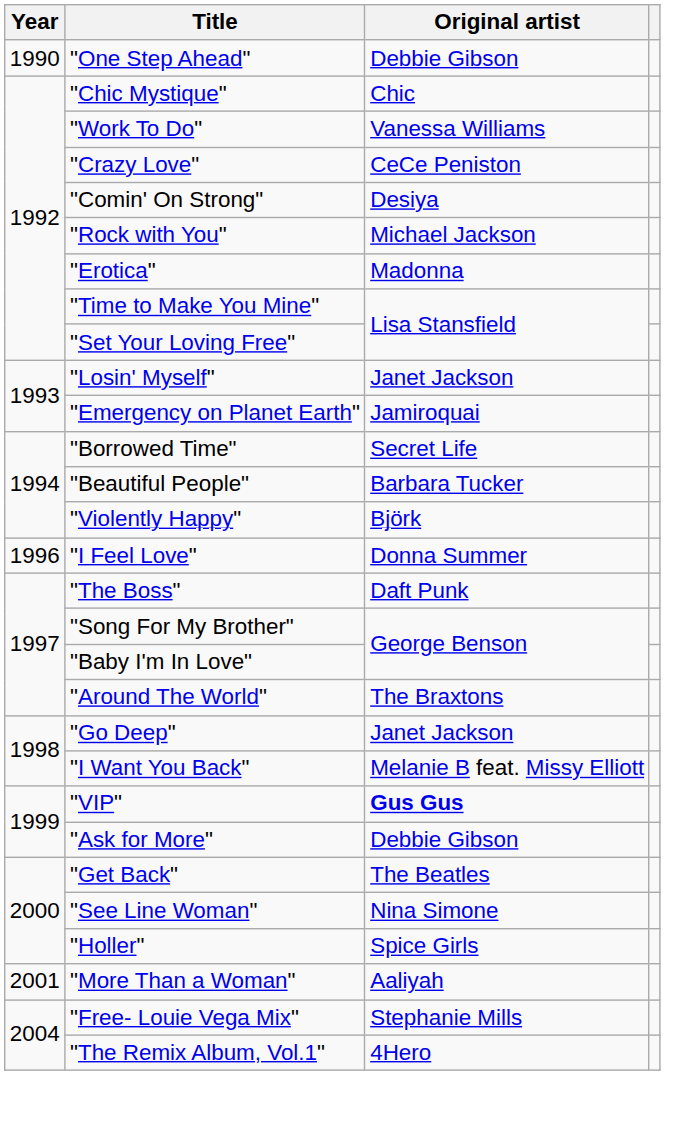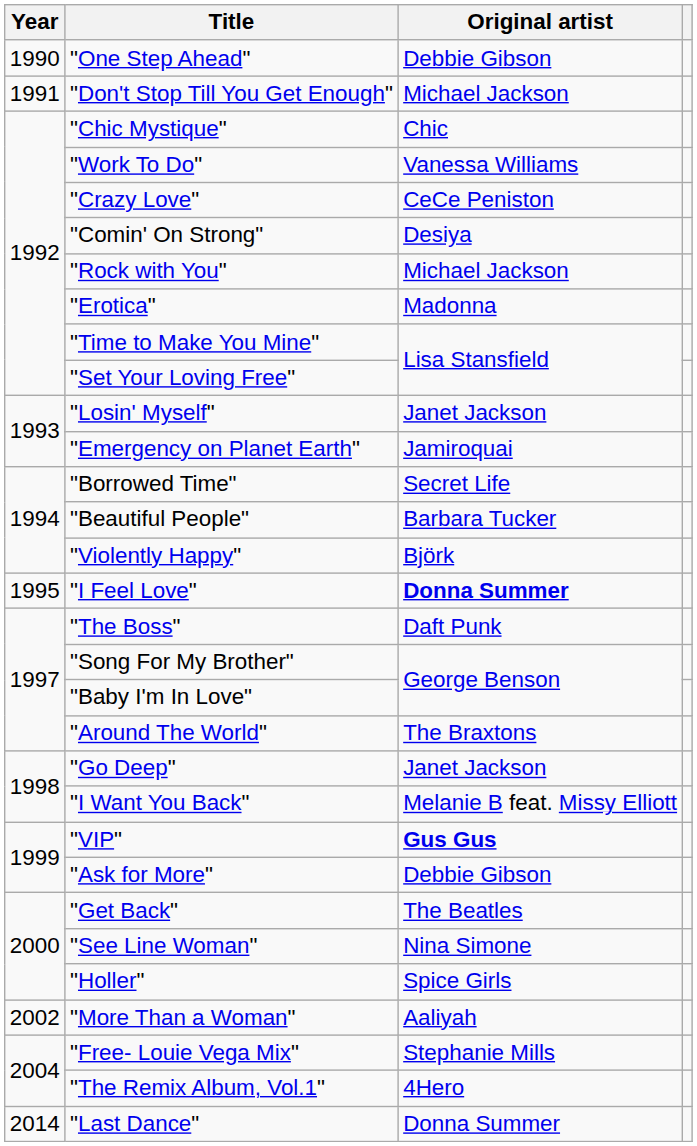+ row: (231, 93)
(35, 555) 1996 -> (35, 590) 1995
(449, 555) normal -> (486, 590) bold
(35, 981) 2001 -> (35, 1016) 2002
+ row: (135, 1123)
